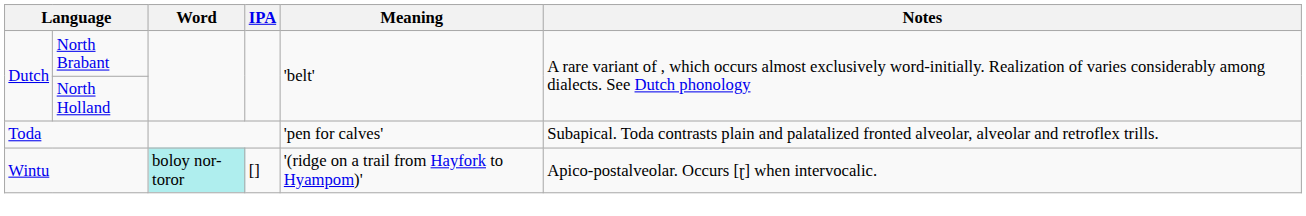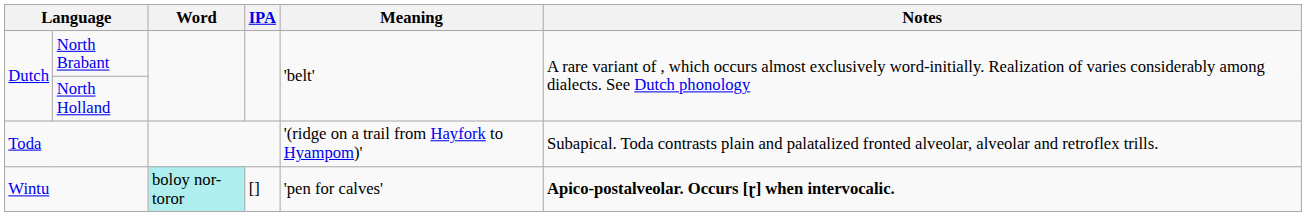(334, 134) 'pen for calves' -> (393, 143) '(ridge on a trail from Hayfork to Hyampom)'
(393, 170) '(ridge on a trail from Hayfork to Hyampom)' -> (333, 188) 'pen for calves'
(712, 170) normal -> (721, 188) bold
